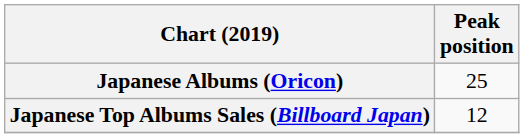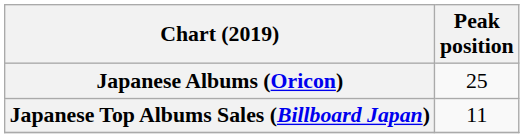(477, 115) 12 -> (477, 115) 11
